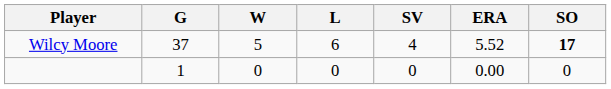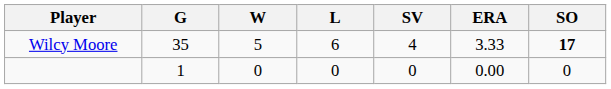(181, 44) 37 -> (181, 44) 35
(490, 44) 5.52 -> (490, 44) 3.33
